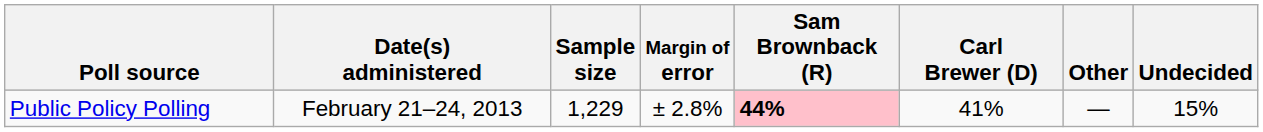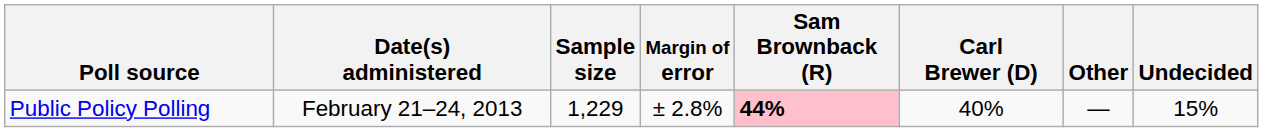(981, 108) 41% -> (981, 108) 40%
